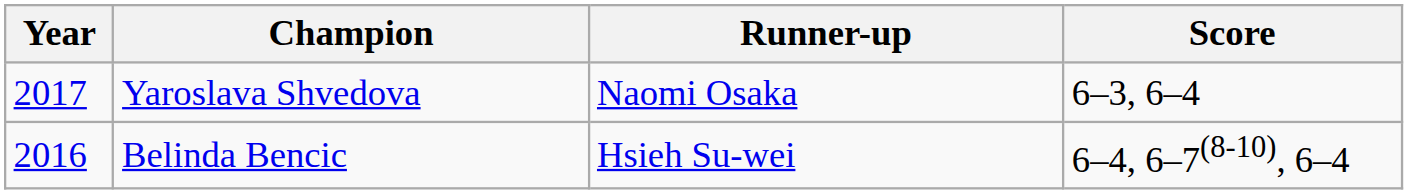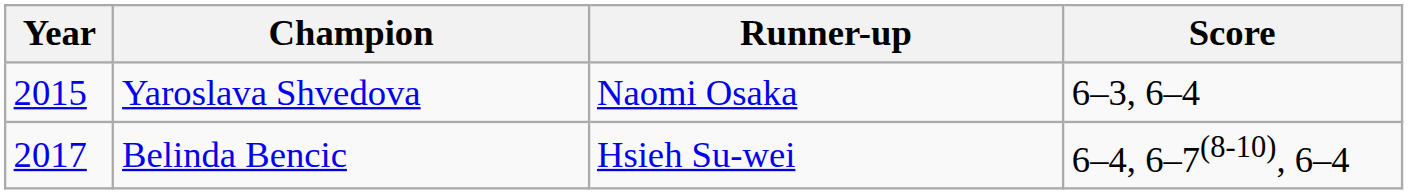(50, 91) 2017 -> (50, 91) 2015
(50, 154) 2016 -> (50, 154) 2017
